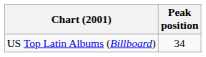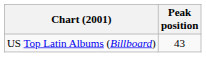(180, 43) 34 -> (180, 43) 43
